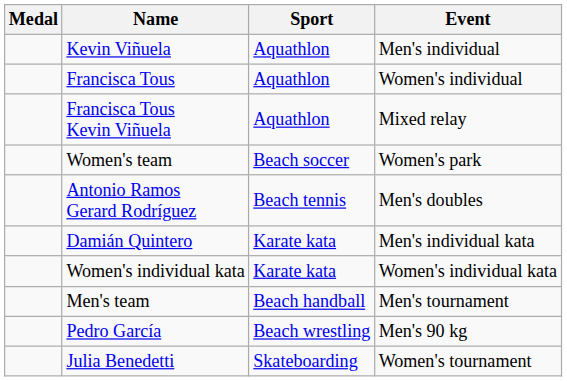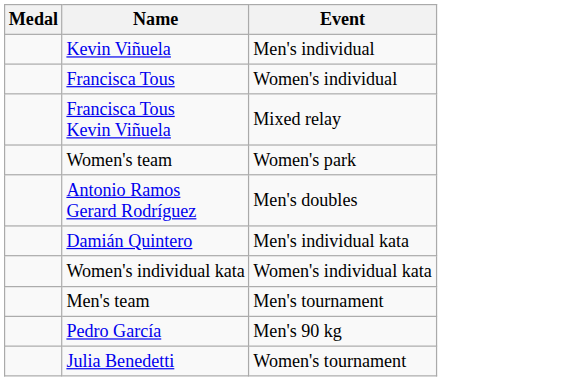- column: (312, 19)
